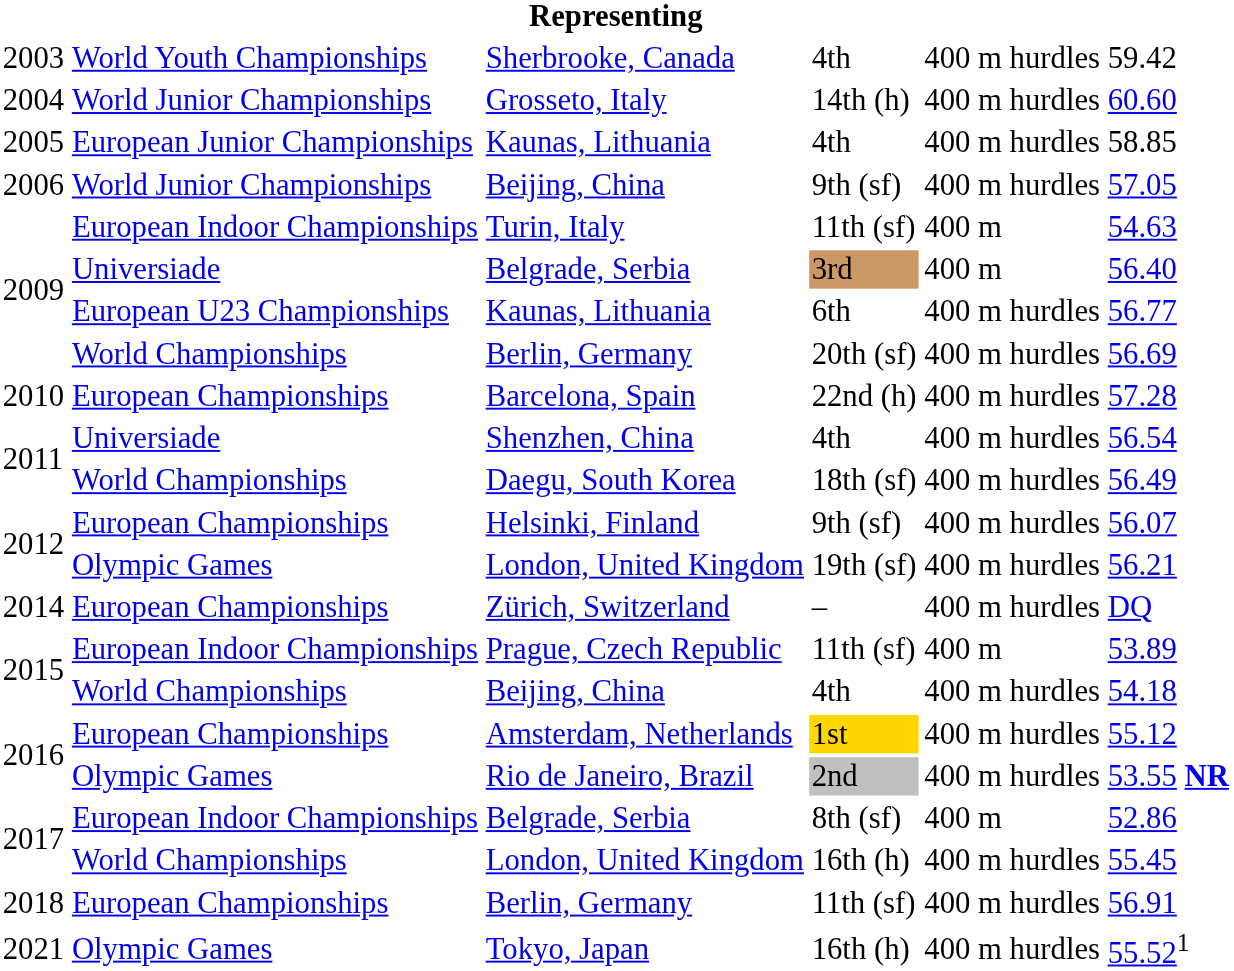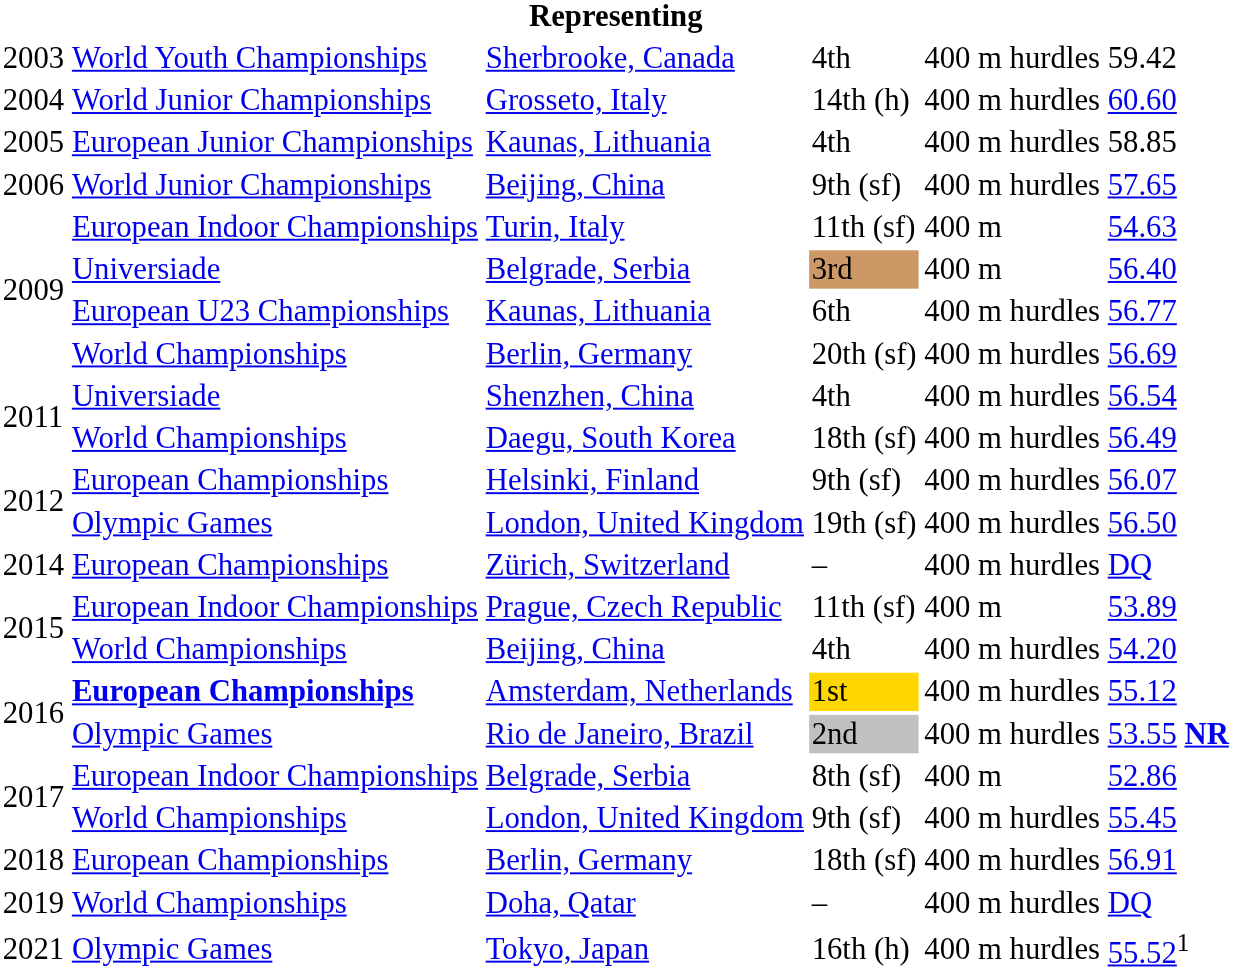(1142, 184) 57.05 -> (1142, 184) 57.65
- row: (33, 395)
(1142, 564) 56.21 -> (1142, 522) 56.50
(1142, 691) 54.18 -> (1142, 649) 54.20
(230, 733) normal -> (243, 691) bold
(861, 860) 16th (h) -> (856, 818) 9th (sf)
(864, 902) 11th (sf) -> (864, 860) 18th (sf)
+ row: (33, 902)
